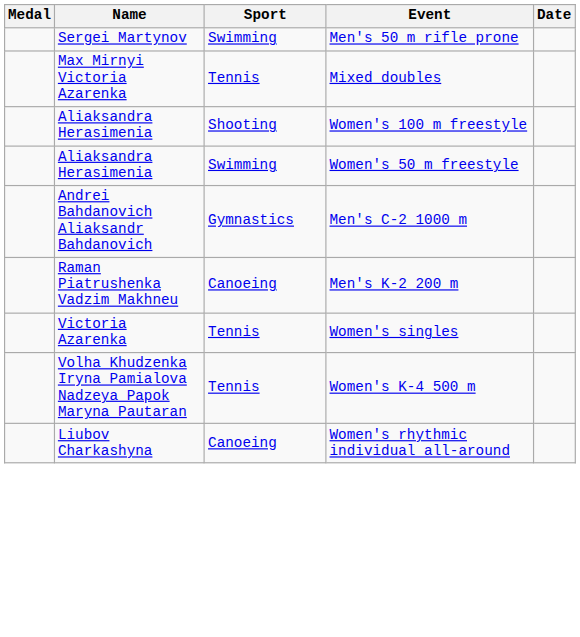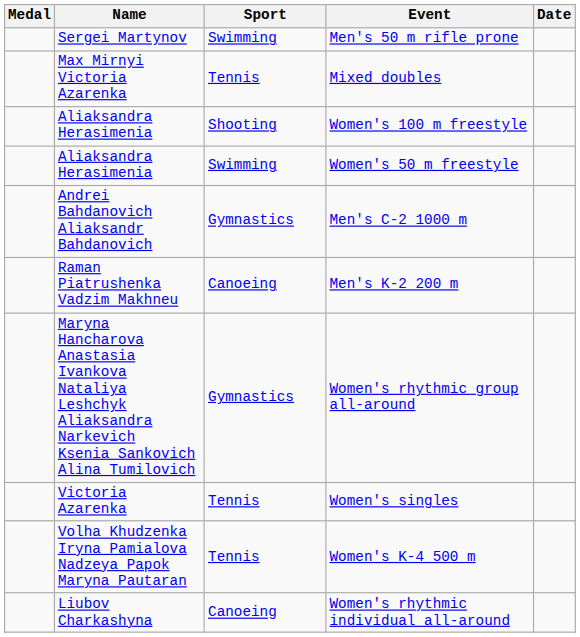+ row: (424, 398)
